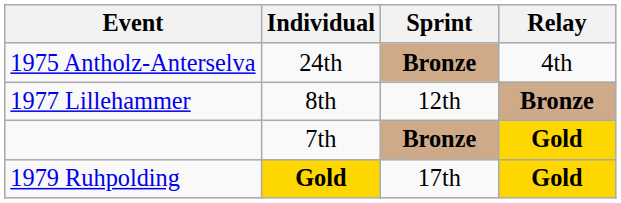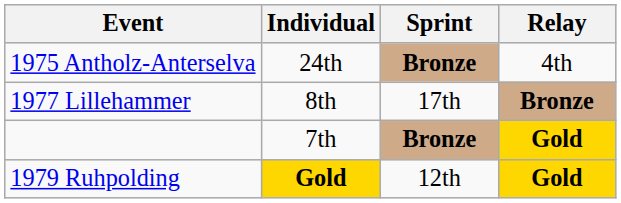(439, 100) 12th -> (439, 100) 17th
(439, 178) 17th -> (439, 178) 12th
